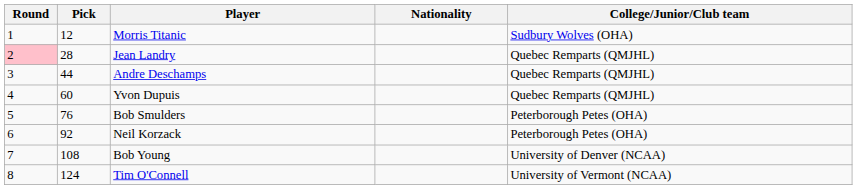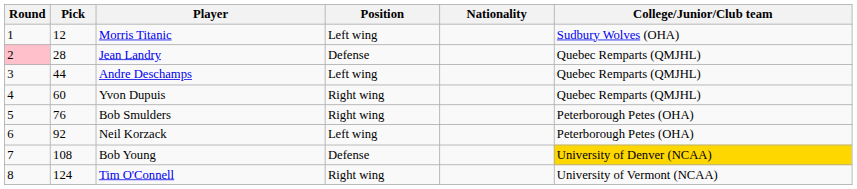+ column: (382, 14)
(588, 154) no background -> (634, 154) gold background
